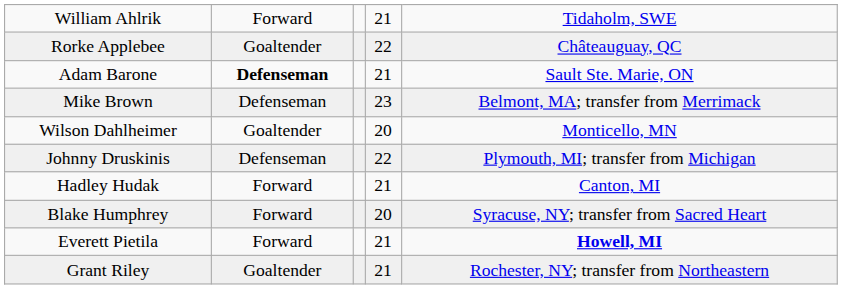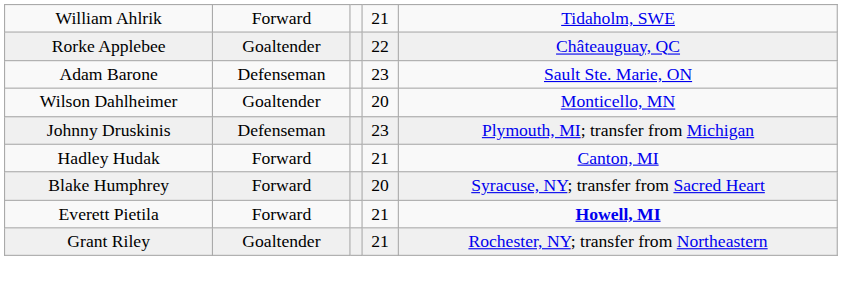(282, 74) bold -> (281, 74) normal
(383, 74) 21 -> (380, 74) 23
- row: (108, 102)
(383, 158) 22 -> (380, 130) 23
